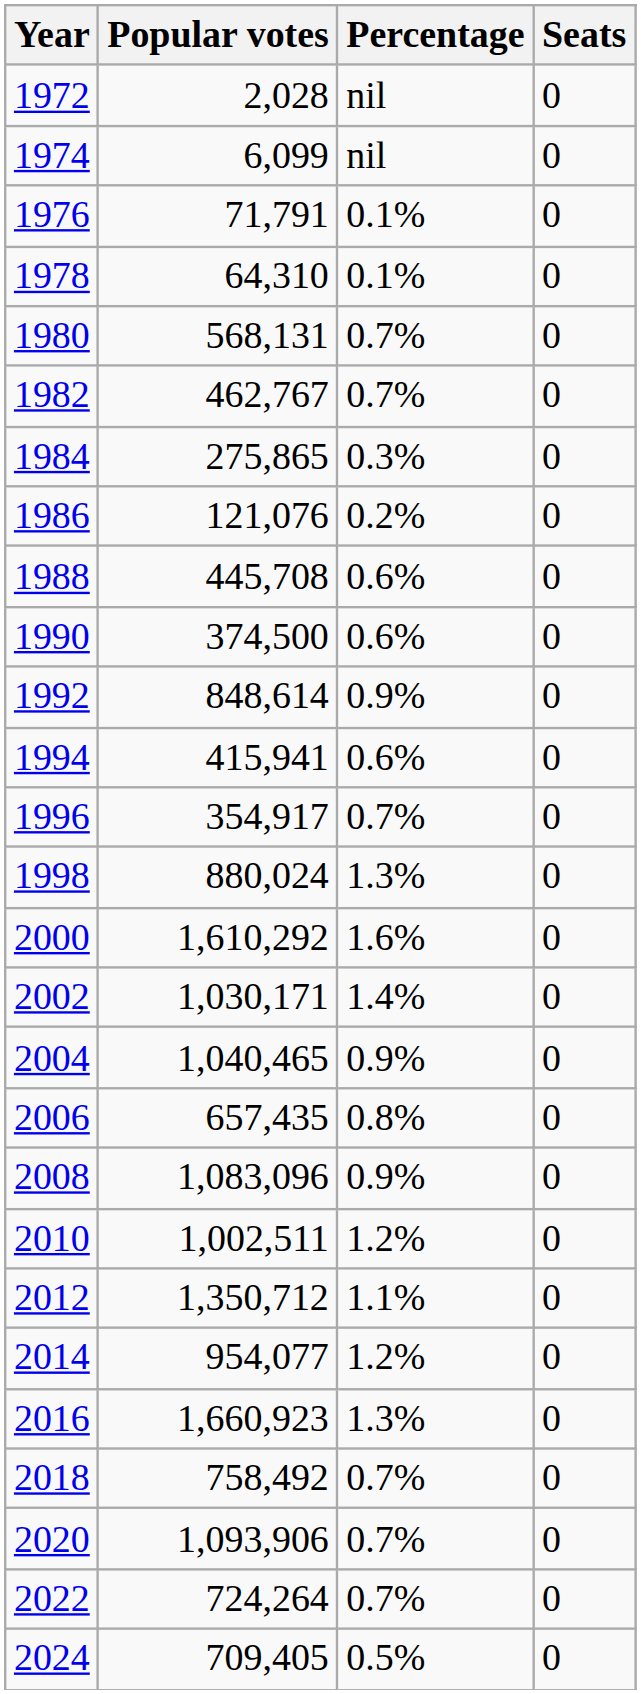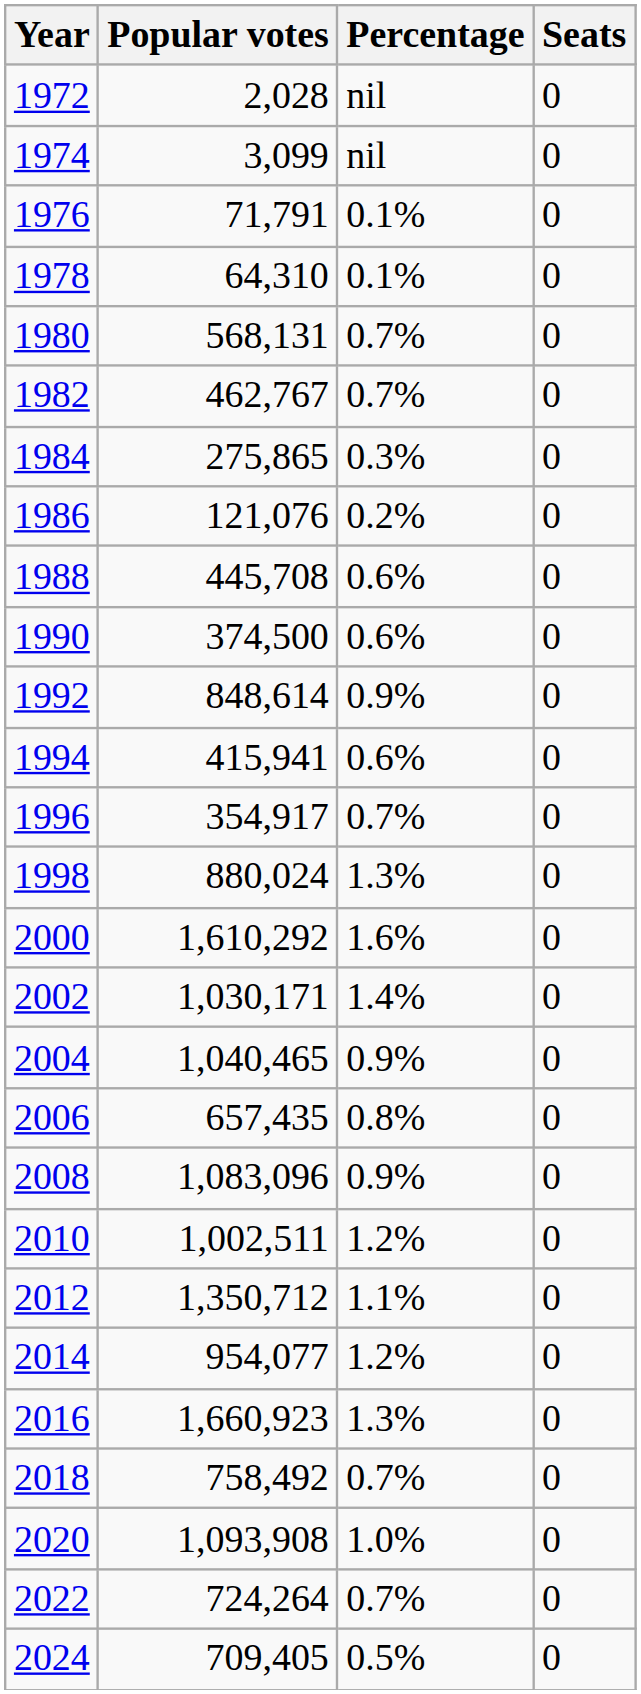(286, 154) 6,099 -> (286, 154) 3,099
(253, 1538) 1,093,906 -> (253, 1538) 1,093,908
(386, 1538) 0.7% -> (386, 1538) 1.0%
